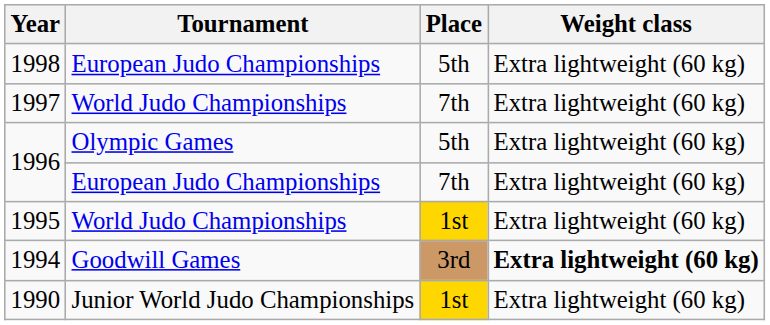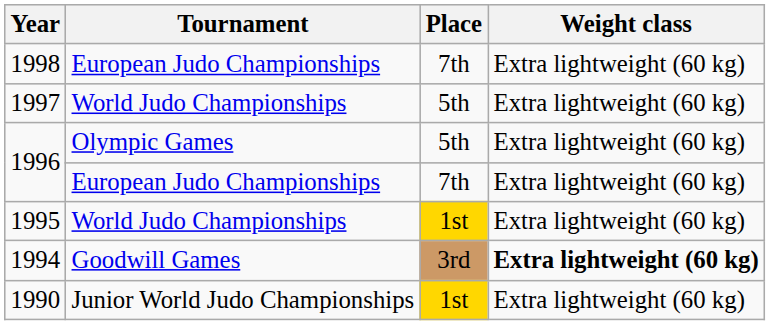(454, 63) 5th -> (454, 63) 7th
(454, 102) 7th -> (454, 102) 5th
